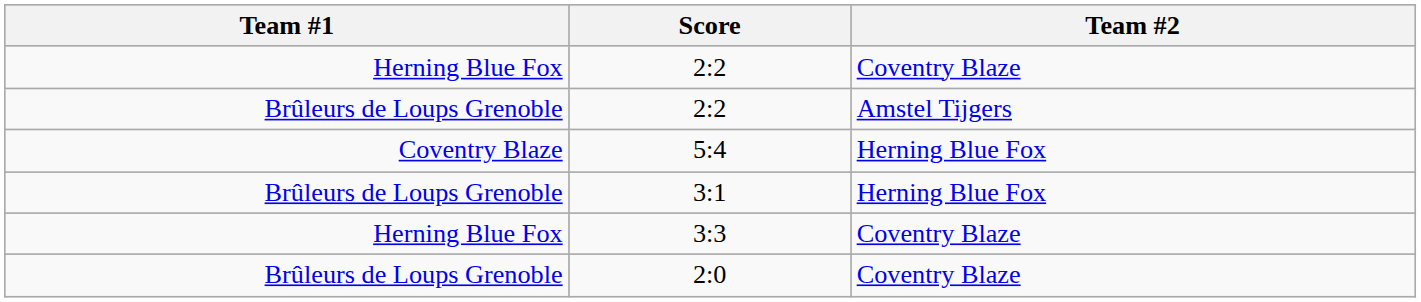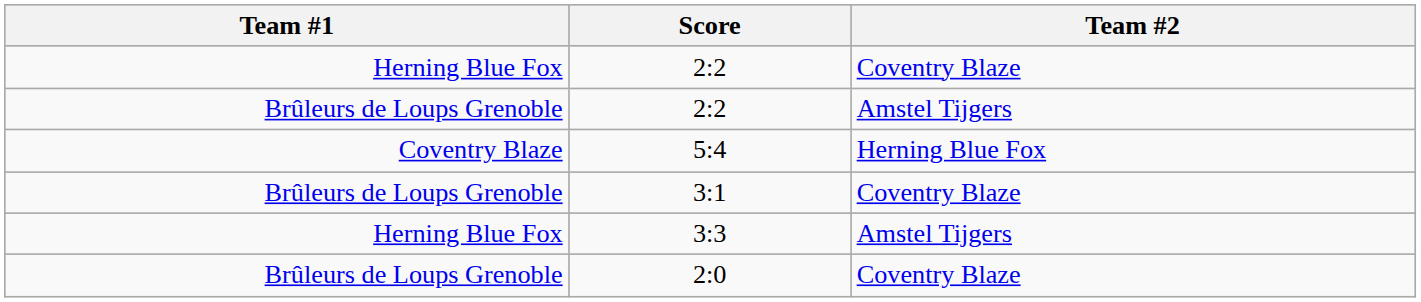(951, 191) Herning Blue Fox -> (939, 191) Coventry Blaze
(939, 233) Coventry Blaze -> (934, 233) Amstel Tijgers
